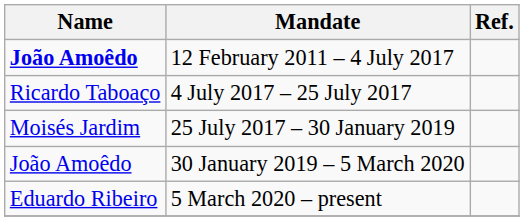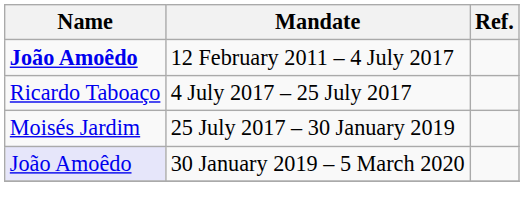(71, 163) no background -> (71, 163) lavender background
- row: (276, 198)
